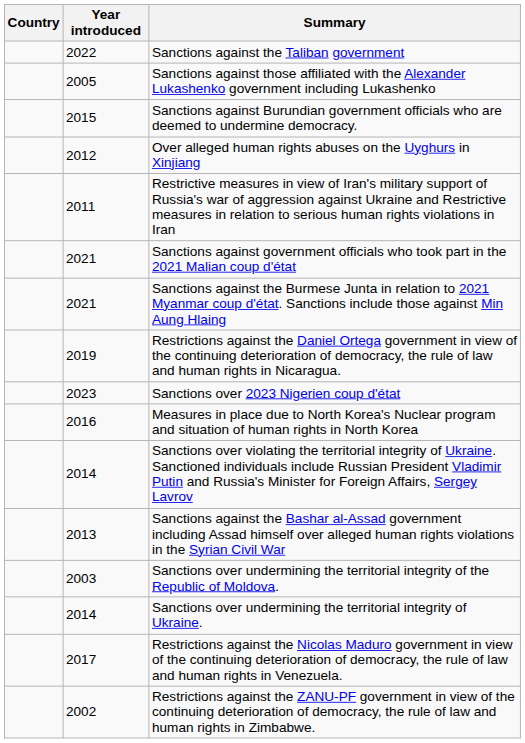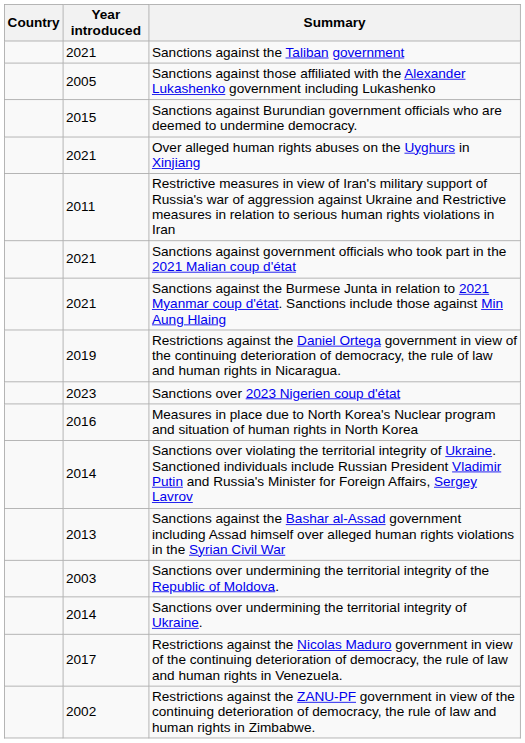(81, 52) 2022 -> (81, 52) 2021
(81, 155) 2012 -> (81, 155) 2021
